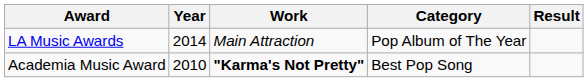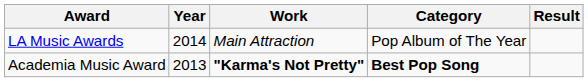(190, 64) 2010 -> (190, 64) 2013
(422, 64) normal -> (425, 64) bold
